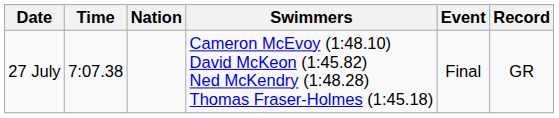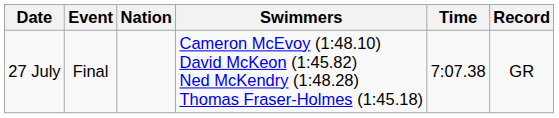columns swapped: (463, 17) <-> (96, 17)
